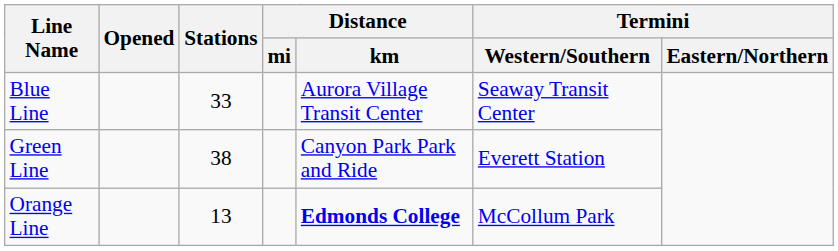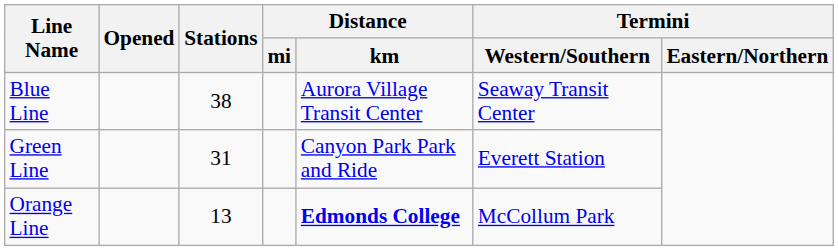(221, 100) 33 -> (221, 100) 38
(221, 158) 38 -> (221, 158) 31
